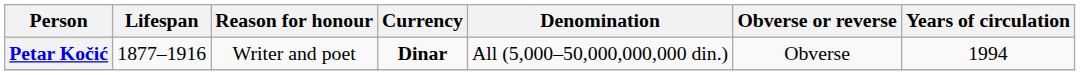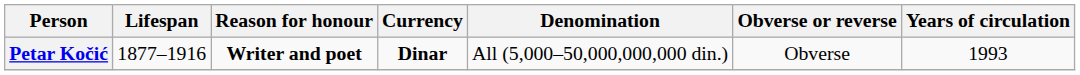(294, 53) normal -> (294, 53) bold
(988, 53) 1994 -> (988, 53) 1993
